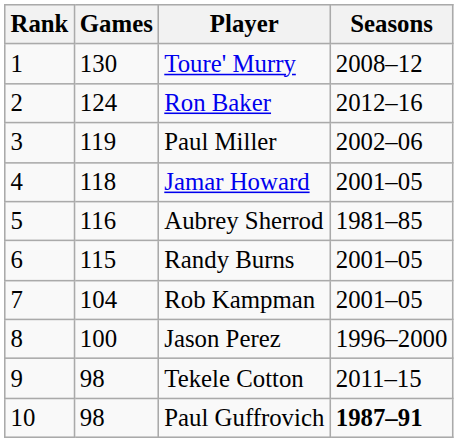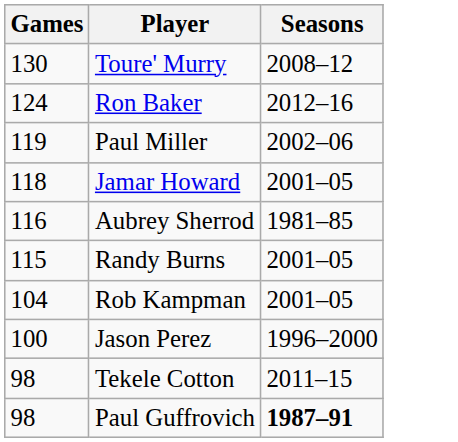- column: (39, 24)
